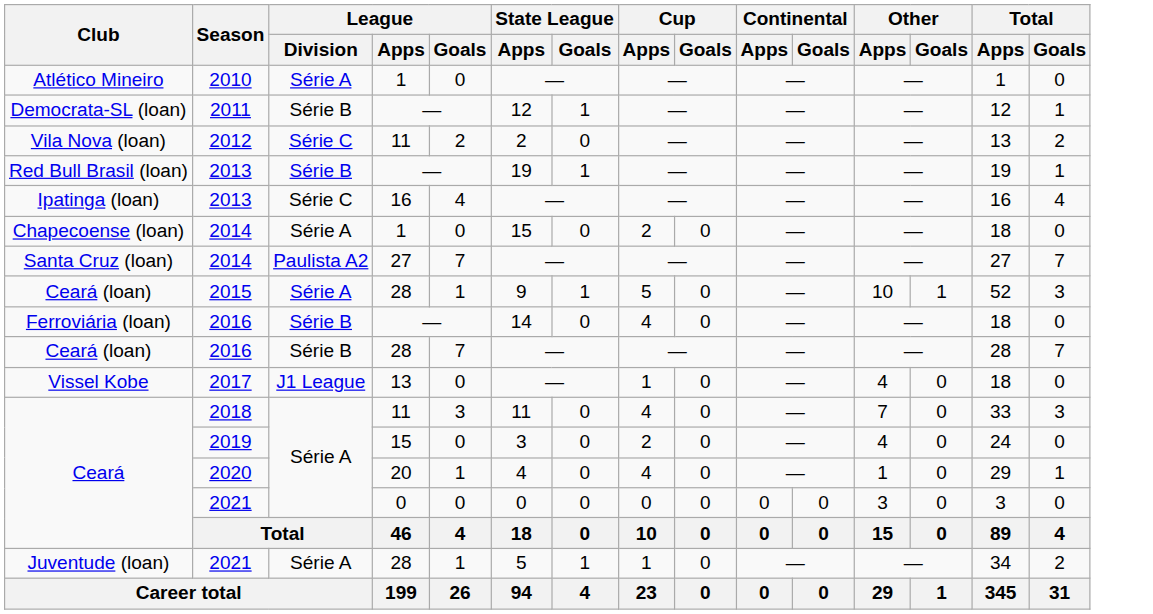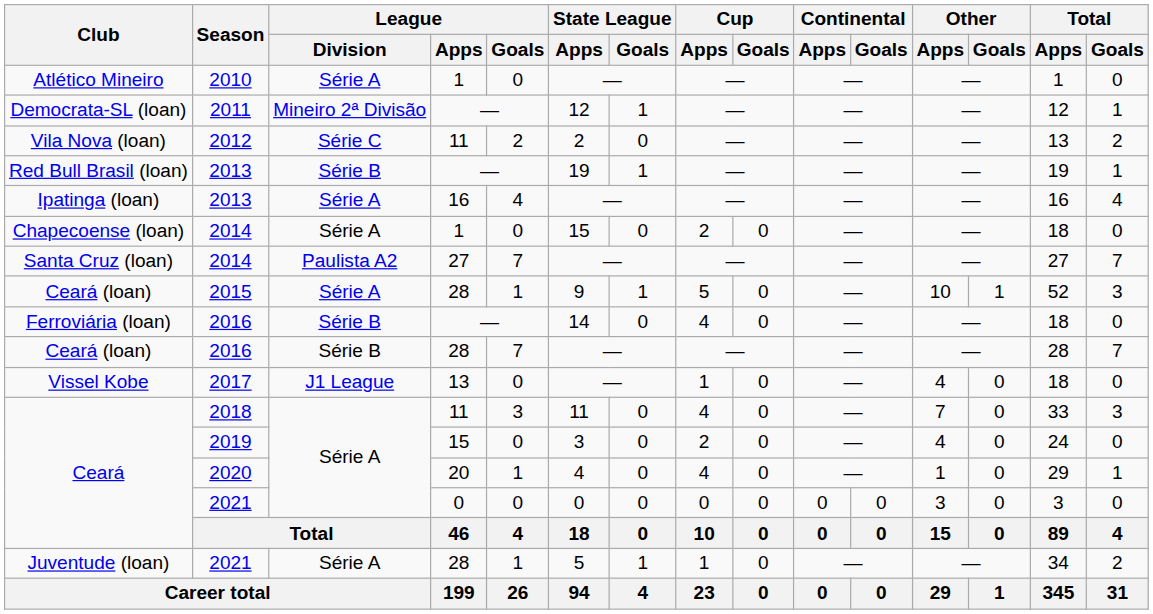(321, 110) Série B -> (350, 110) Mineiro 2ª Divisão
(321, 200) Série C -> (350, 200) Série A
